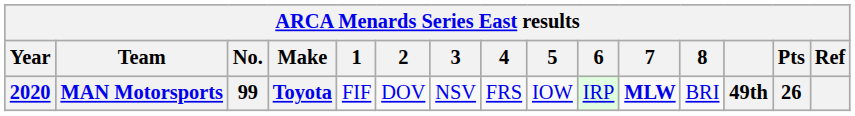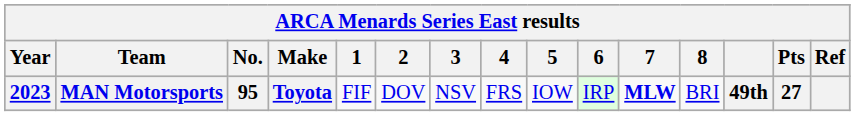(30, 92) 2020 -> (30, 92) 2023
(248, 92) 99 -> (248, 92) 95
(791, 92) 26 -> (791, 92) 27
